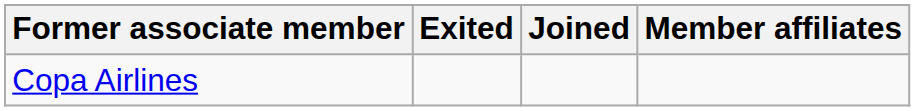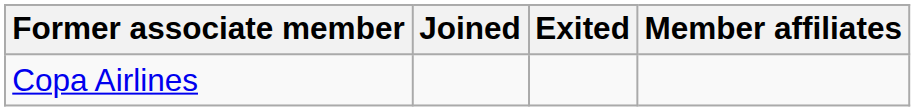columns swapped: (579, 29) <-> (467, 29)
